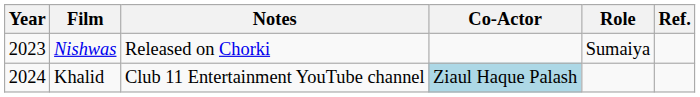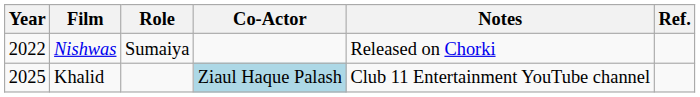columns swapped: (618, 19) <-> (275, 19)
(27, 48) 2023 -> (27, 48) 2022
(27, 77) 2024 -> (27, 77) 2025
